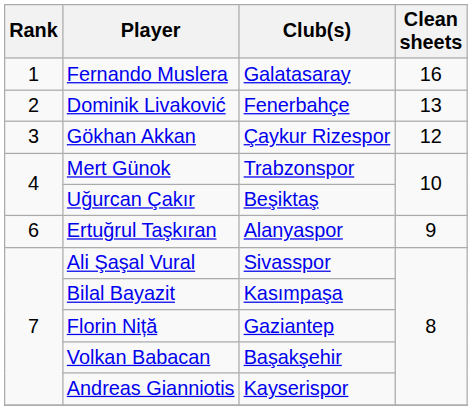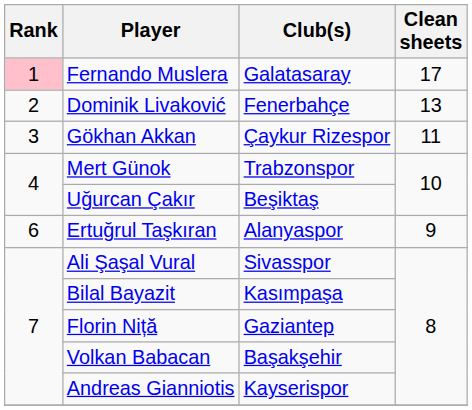(33, 74) no background -> (33, 74) pink background
(431, 74) 16 -> (431, 74) 17
(431, 136) 12 -> (431, 136) 11
